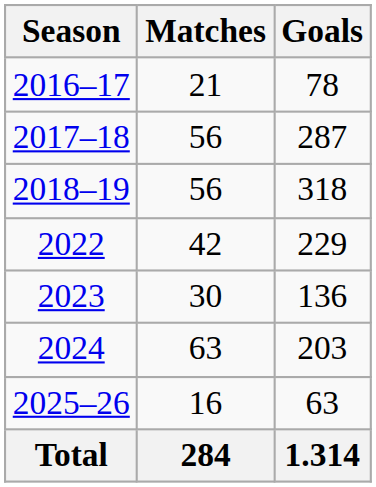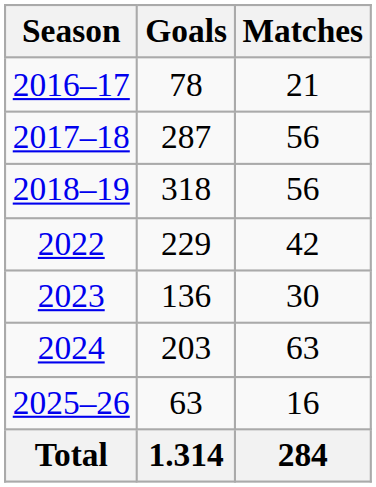columns swapped: (206, 31) <-> (322, 31)
